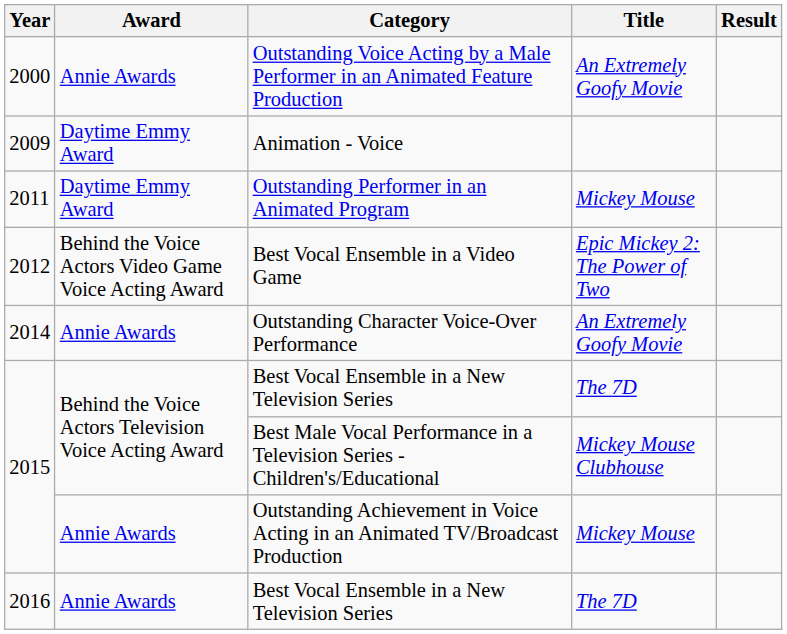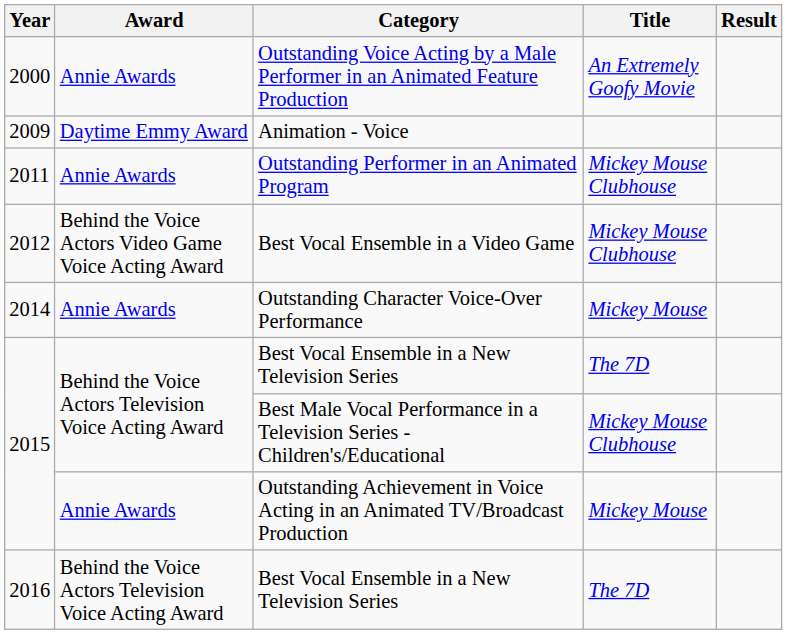(125, 198) Daytime Emmy Award -> (118, 175) Annie Awards
(635, 198) Mickey Mouse -> (648, 175) Mickey Mouse Clubhouse
(638, 265) Epic Mickey 2: The Power of Two -> (648, 242) Mickey Mouse Clubhouse
(631, 332) An Extremely Goofy Movie -> (648, 309) Mickey Mouse
(118, 601) Annie Awards -> (142, 589) Behind the Voice Actors Television Voice Acting Award
